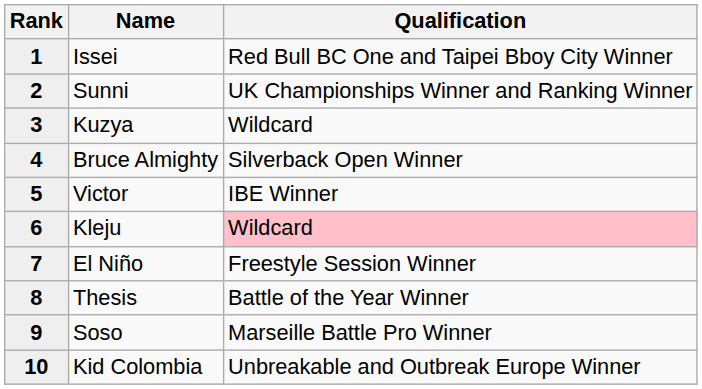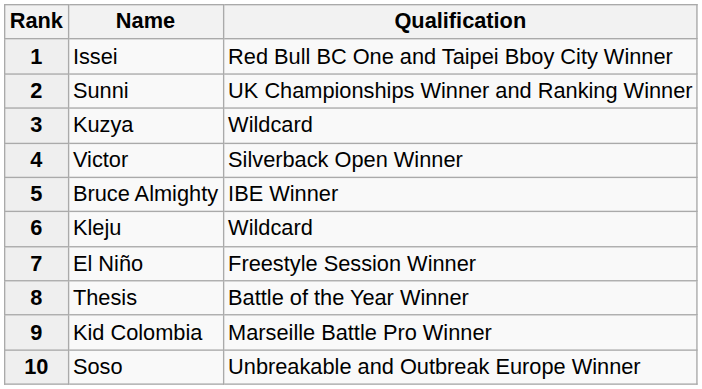(146, 159) Bruce Almighty -> (101, 159) Victor
(101, 194) Victor -> (146, 194) Bruce Almighty
(270, 228) pink background -> (270, 228) no background
(98, 332) Soso -> (138, 332) Kid Colombia
(138, 366) Kid Colombia -> (98, 366) Soso
